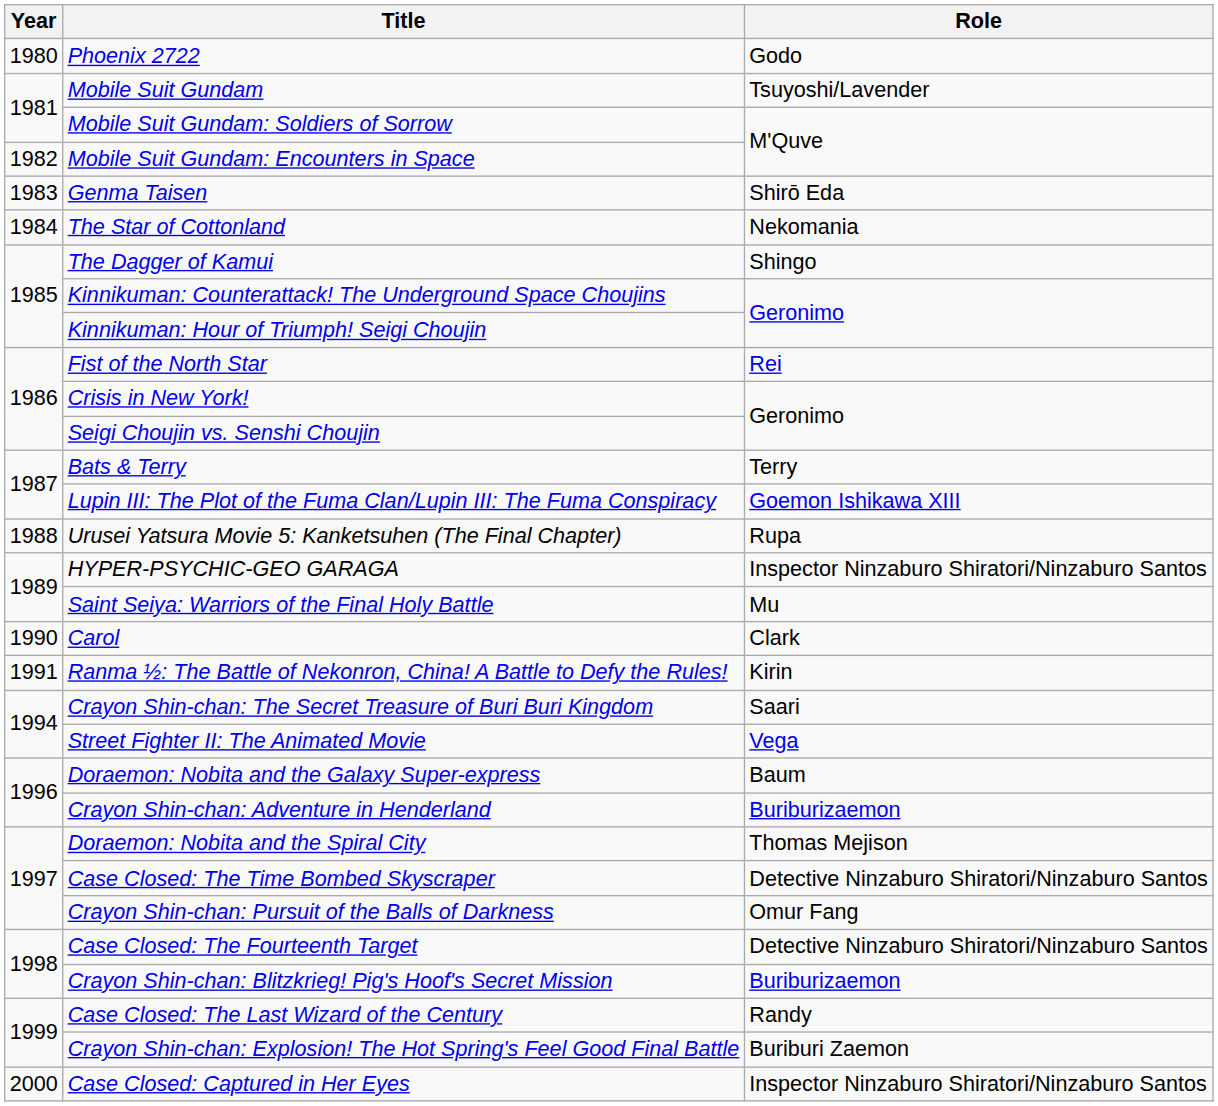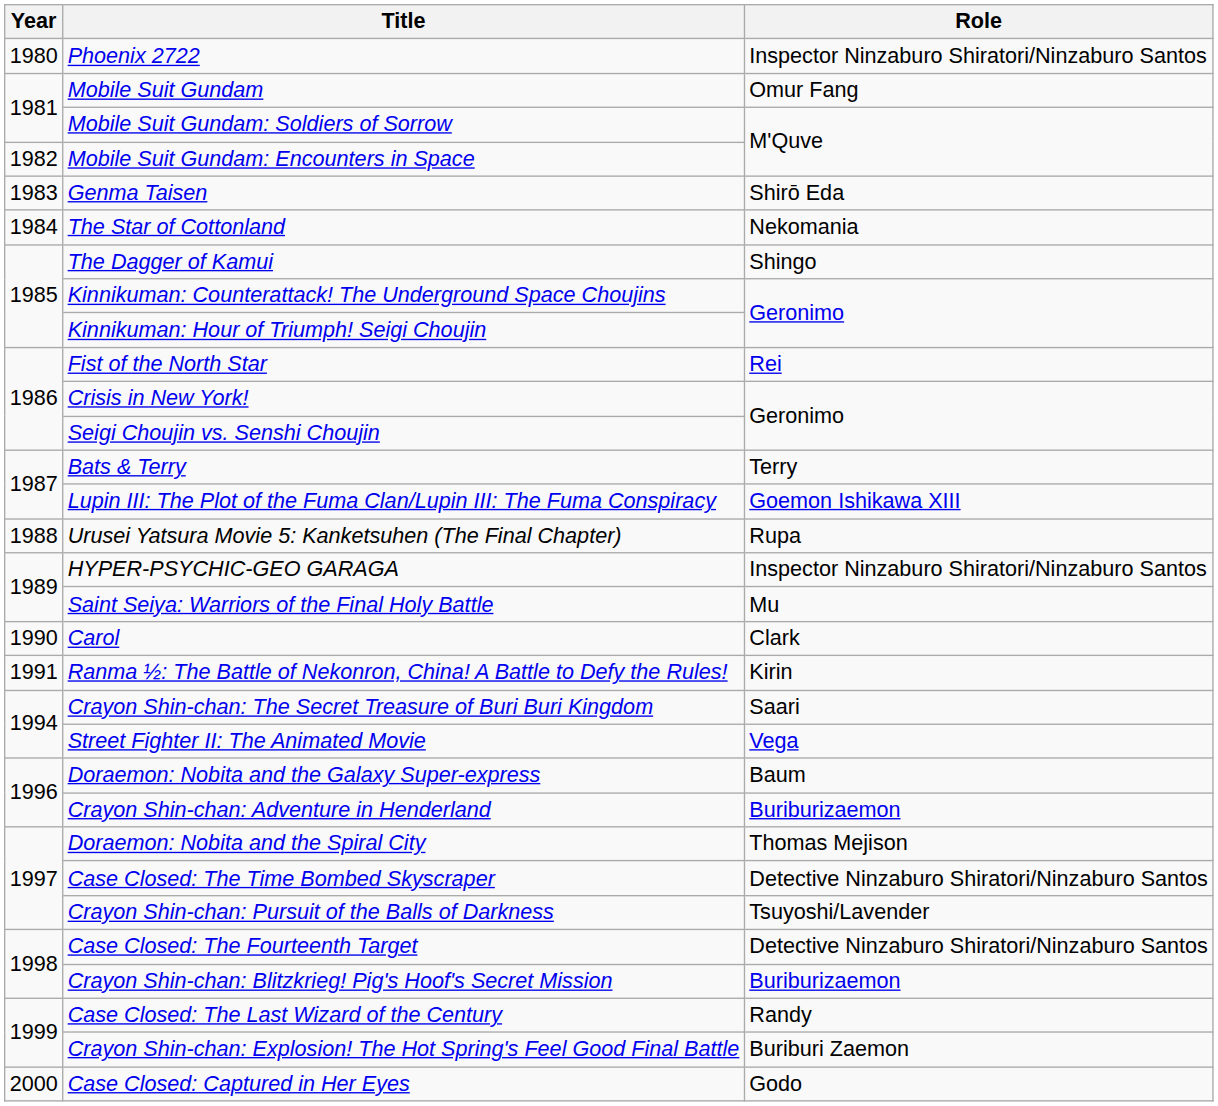(776, 55) Godo -> (978, 55) Inspector Ninzaburo Shiratori/Ninzaburo Santos
(839, 90) Tsuyoshi/Lavender -> (804, 90) Omur Fang
(804, 912) Omur Fang -> (839, 912) Tsuyoshi/Lavender
(978, 1083) Inspector Ninzaburo Shiratori/Ninzaburo Santos -> (776, 1083) Godo
